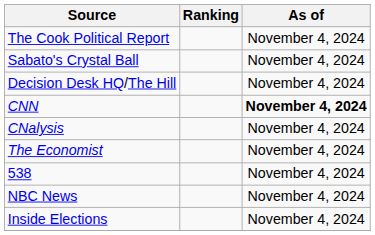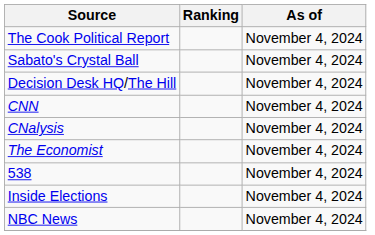(306, 106) bold -> (304, 106) normal
rows swapped: (58, 219) <-> (43, 196)
